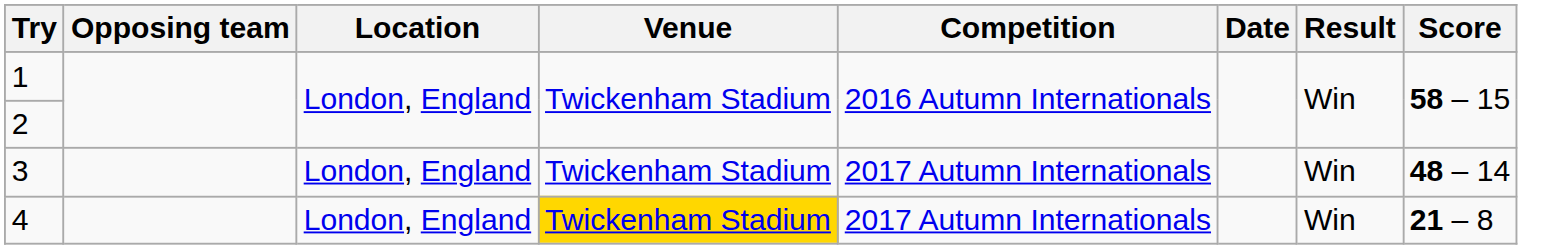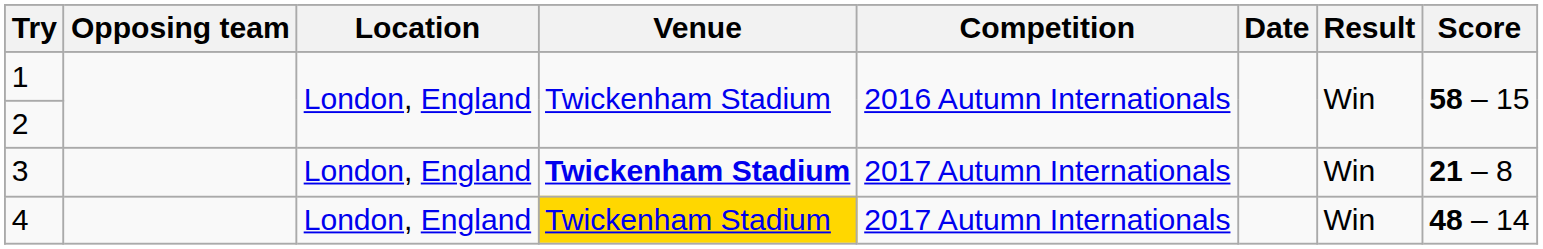(688, 171) normal -> (698, 171) bold
(1460, 171) 48 – 14 -> (1471, 171) 21 – 8
(1452, 219) 21 – 8 -> (1479, 219) 48 – 14
